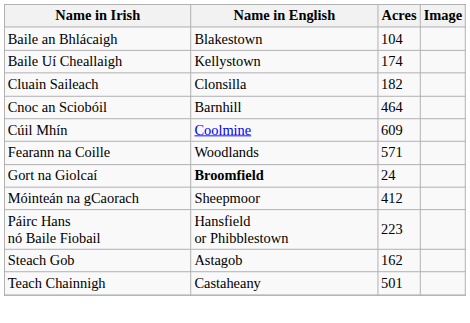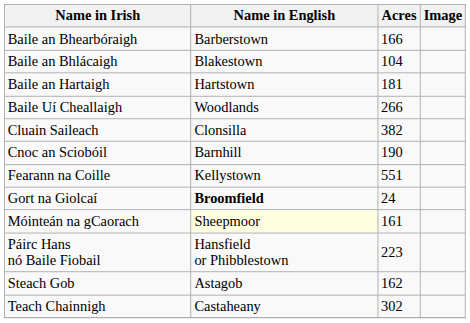+ row: (73, 38)
+ row: (59, 84)
(228, 61) Kellystown -> (227, 107) Woodlands
(392, 61) 174 -> (392, 107) 266
(392, 84) 182 -> (392, 130) 382
(392, 107) 464 -> (392, 152) 190
- row: (38, 130)
(227, 152) Woodlands -> (228, 175) Kellystown
(392, 152) 571 -> (392, 175) 551
(227, 198) no background -> (227, 221) lightyellow background
(392, 198) 412 -> (392, 221) 161
(392, 283) 501 -> (392, 306) 302
